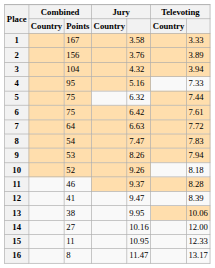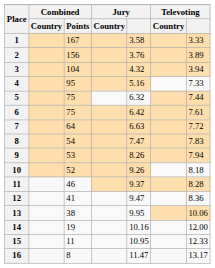(196, 198) 8.39 -> (196, 198) 8.36
(71, 227) 27 -> (71, 227) 19
